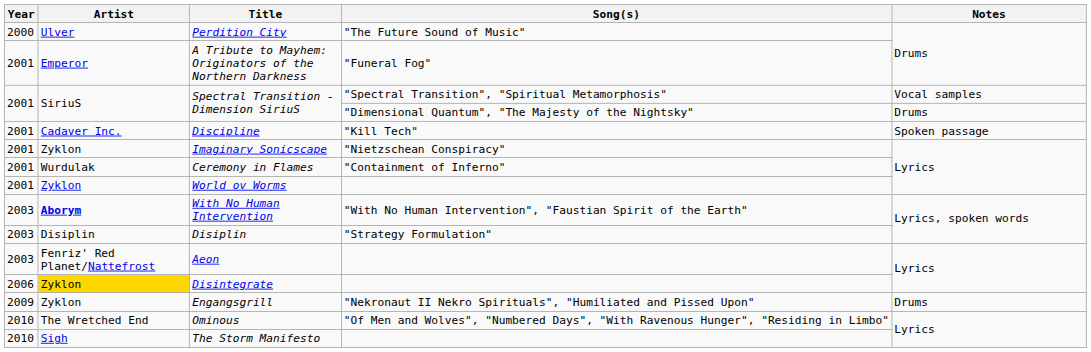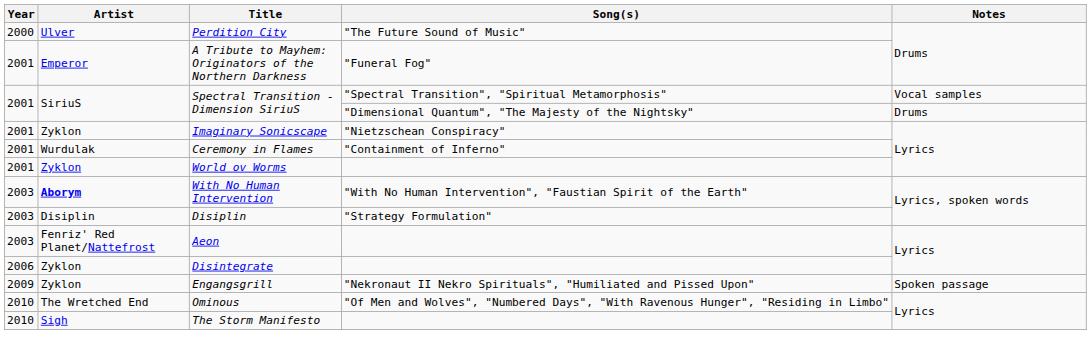- row: (226, 130)
(61, 284) gold background -> (61, 266) no background
(911, 302) Drums -> (941, 284) Spoken passage
